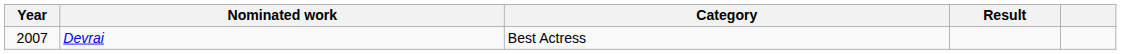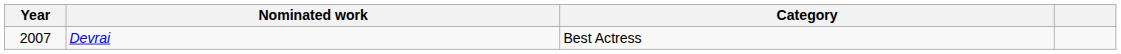- column: (1005, 15)
